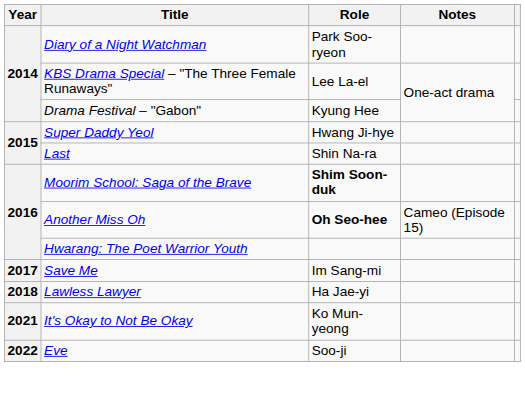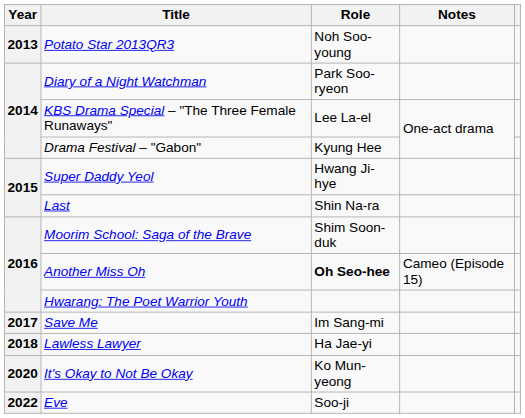+ row: (109, 44)
(349, 182) bold -> (350, 235) normal
(23, 321) 2021 -> (23, 373) 2020
